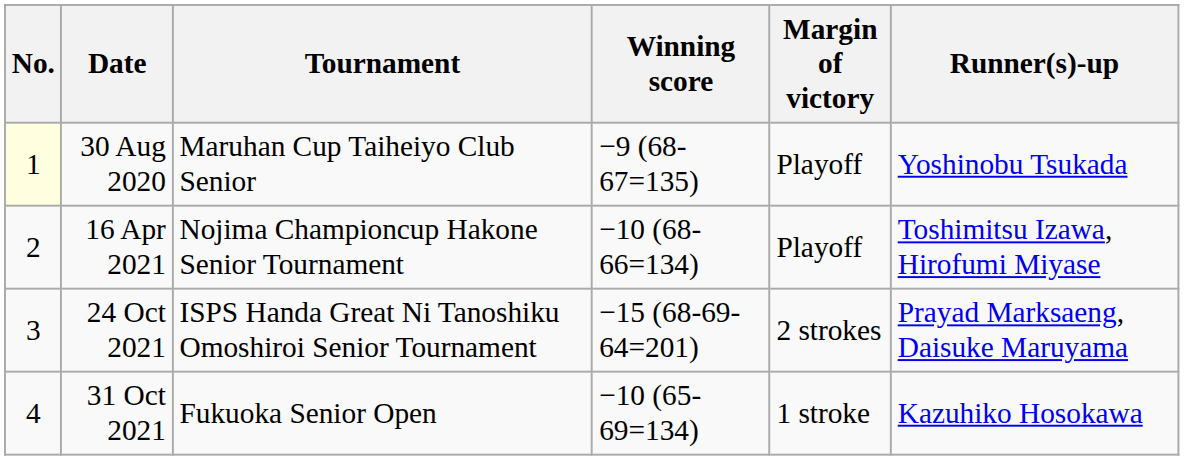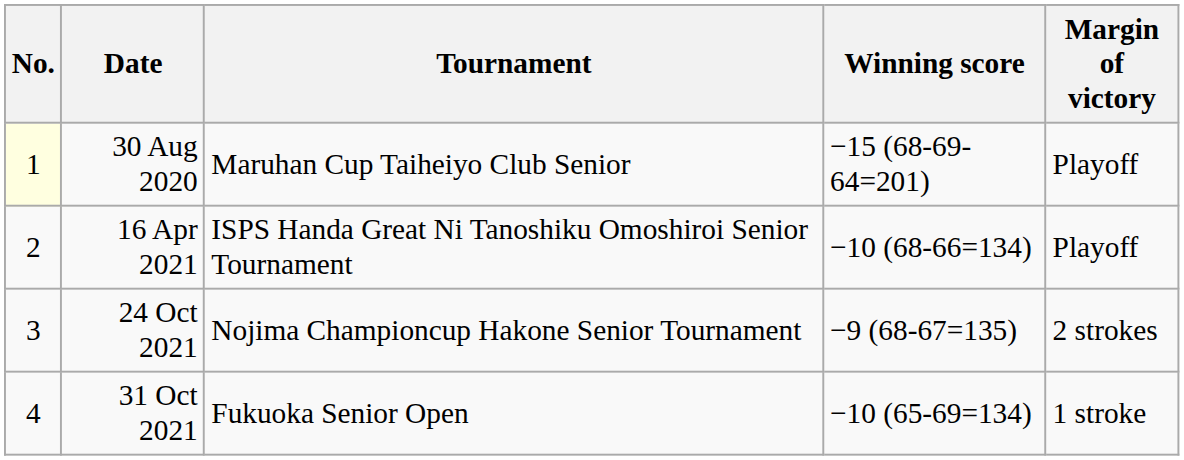- column: (1034, 63)
(649, 164) −9 (68-67=135) -> (901, 164) −15 (68-69-64=201)
(359, 247) Nojima Championcup Hakone Senior Tournament -> (510, 247) ISPS Handa Great Ni Tanoshiku Omoshiroi Senior Tournament
(370, 330) ISPS Handa Great Ni Tanoshiku Omoshiroi Senior Tournament -> (506, 330) Nojima Championcup Hakone Senior Tournament
(670, 330) −15 (68-69-64=201) -> (924, 330) −9 (68-67=135)
